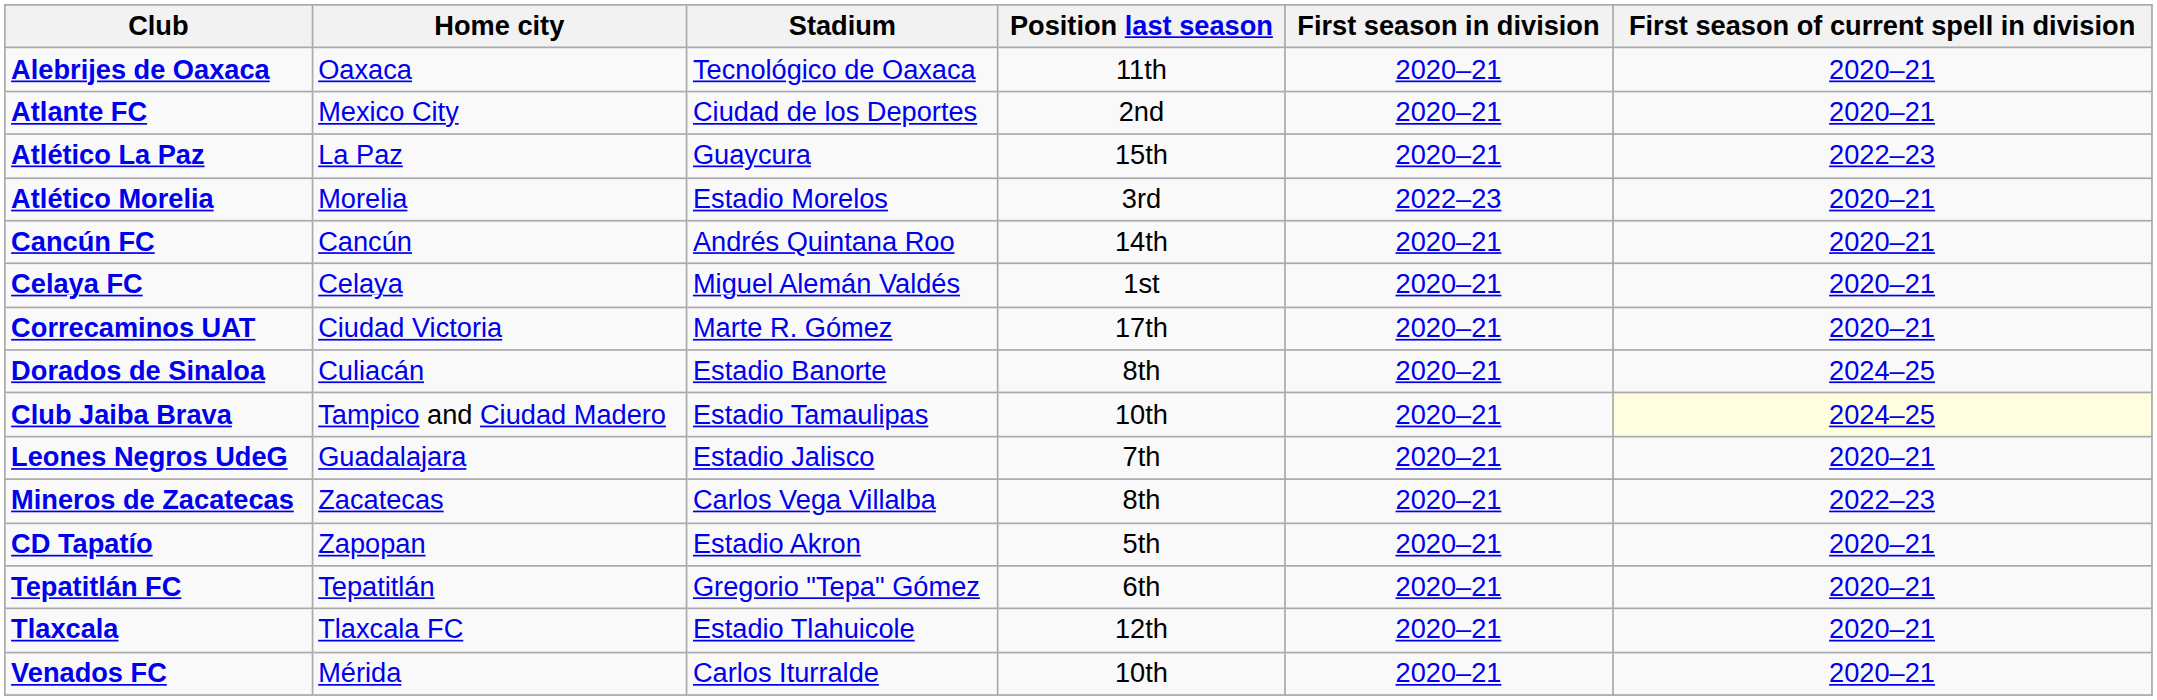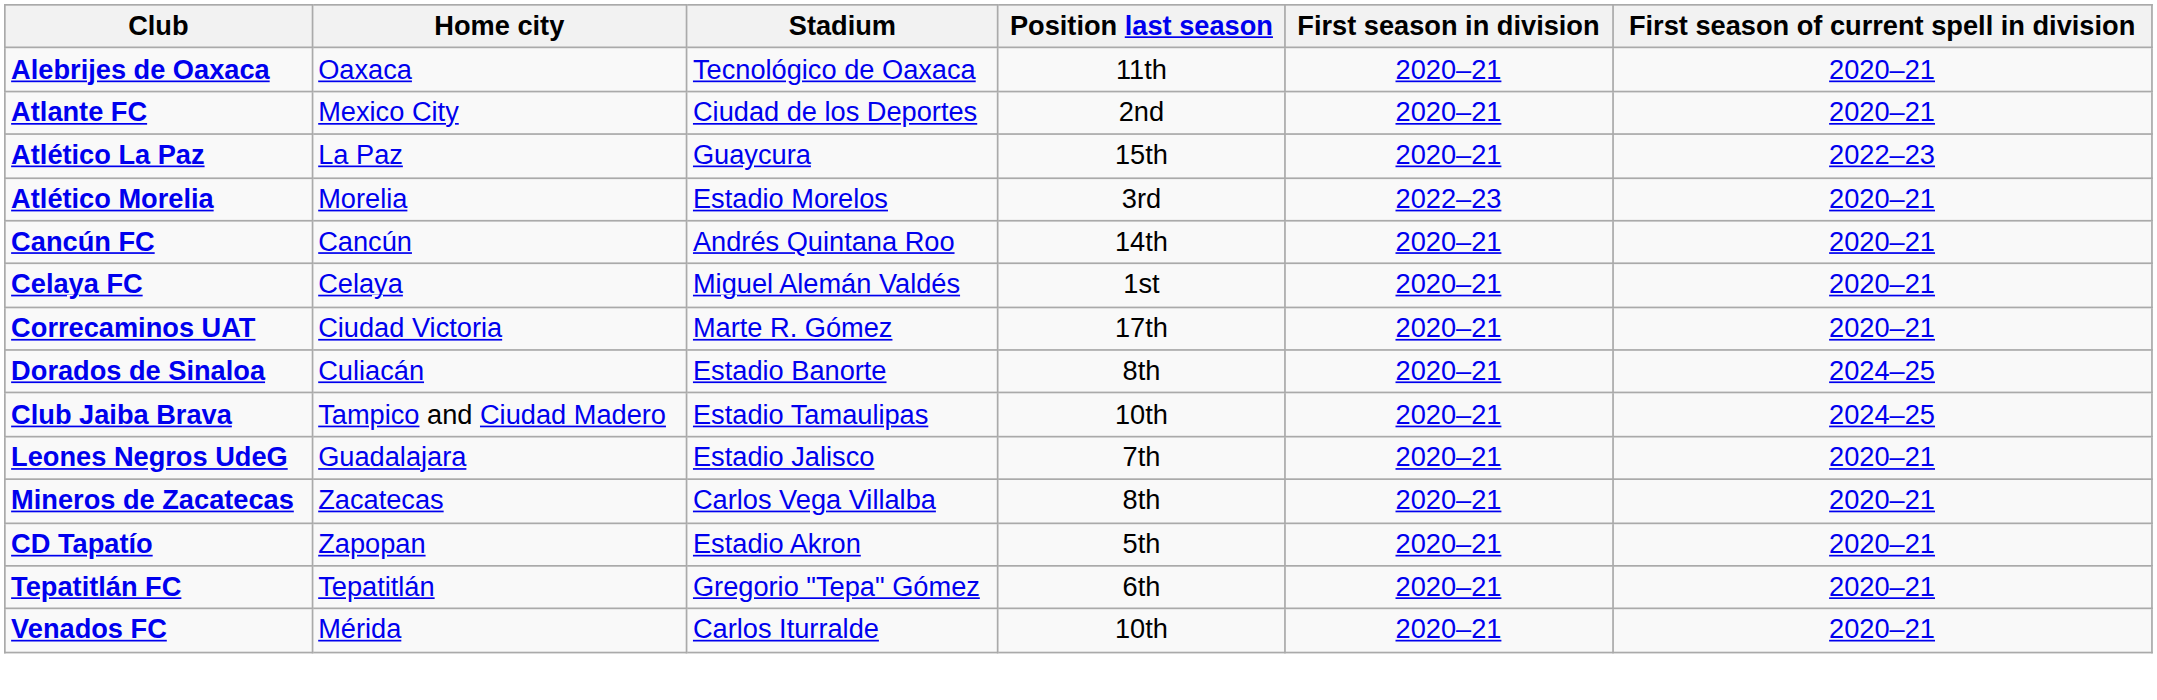(1882, 414) lightyellow background -> (1882, 414) no background
(1882, 500) 2022–23 -> (1882, 500) 2020–21
- row: (65, 629)
